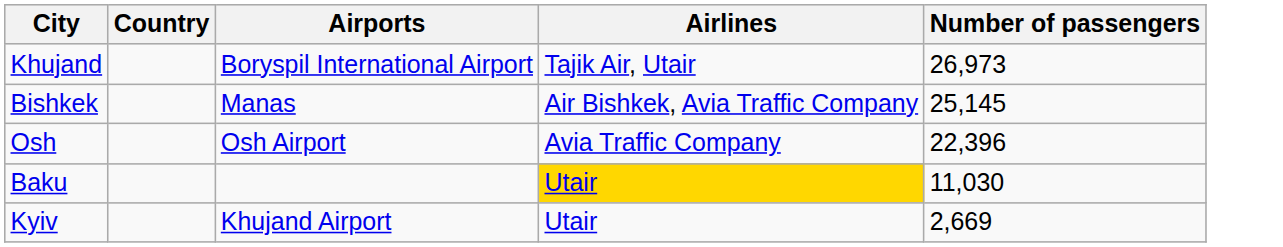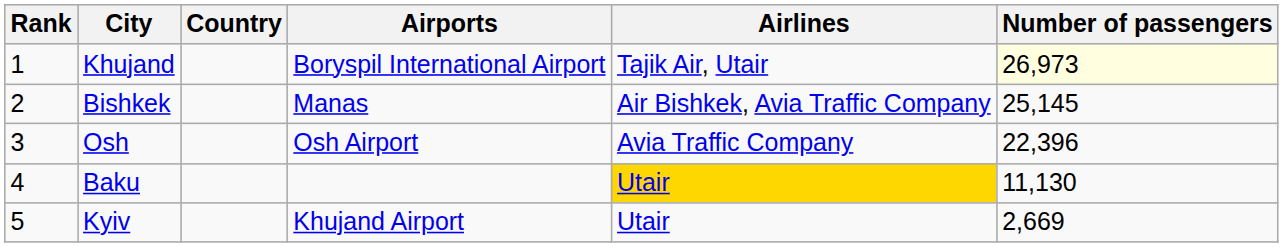+ column: (41, 24)
(968, 63) no background -> (1040, 63) lightyellow background
(967, 182) 11,030 -> (1039, 182) 11,130
